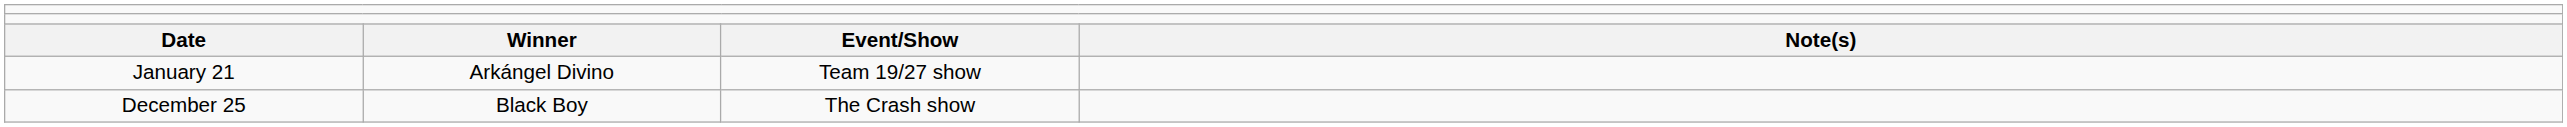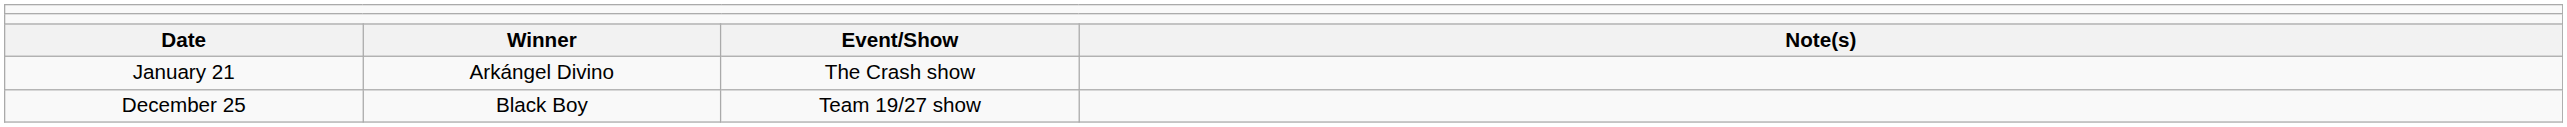(900, 72) Team 19/27 show -> (900, 72) The Crash show
(900, 105) The Crash show -> (900, 105) Team 19/27 show
